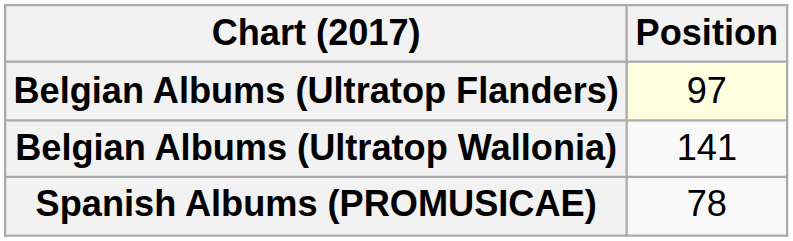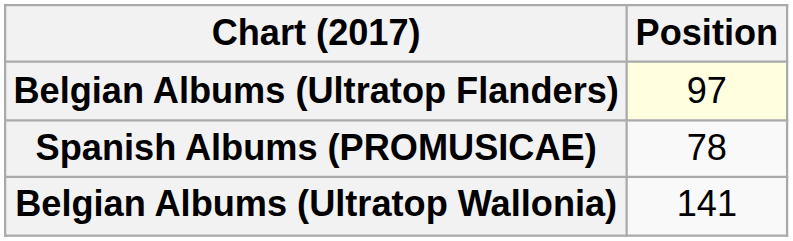rows swapped: (316, 147) <-> (316, 205)
